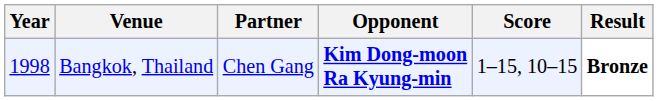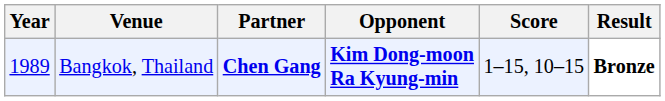(30, 66) 1998 -> (30, 66) 1989
(268, 66) normal -> (272, 66) bold
